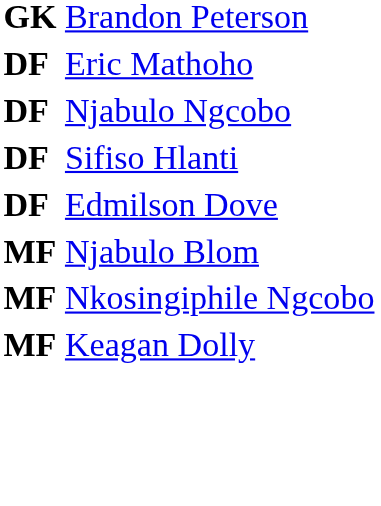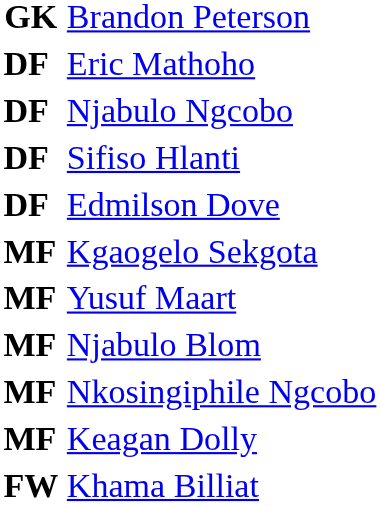+ row: (192, 251)
+ row: (152, 298)
+ row: (163, 485)
